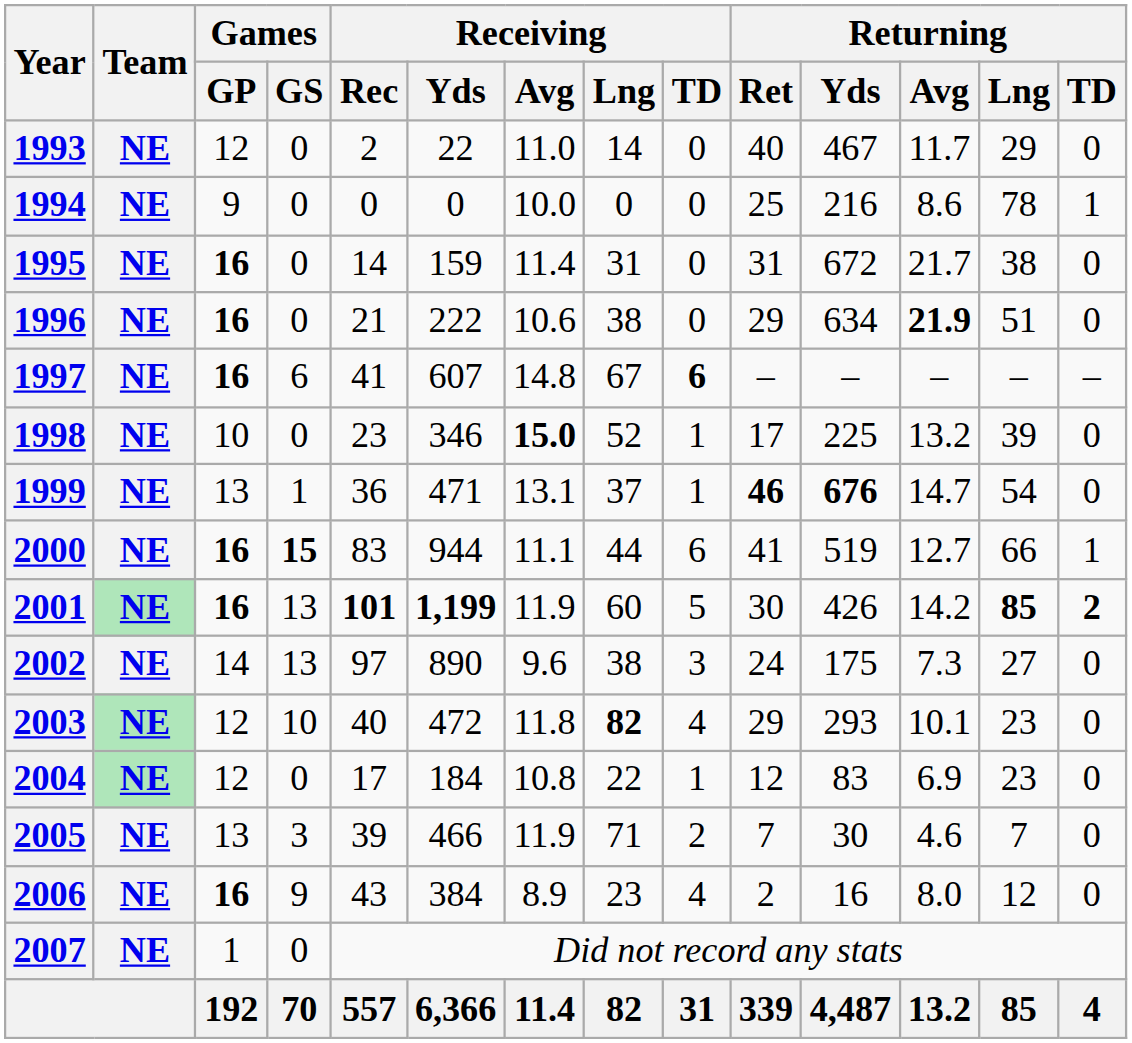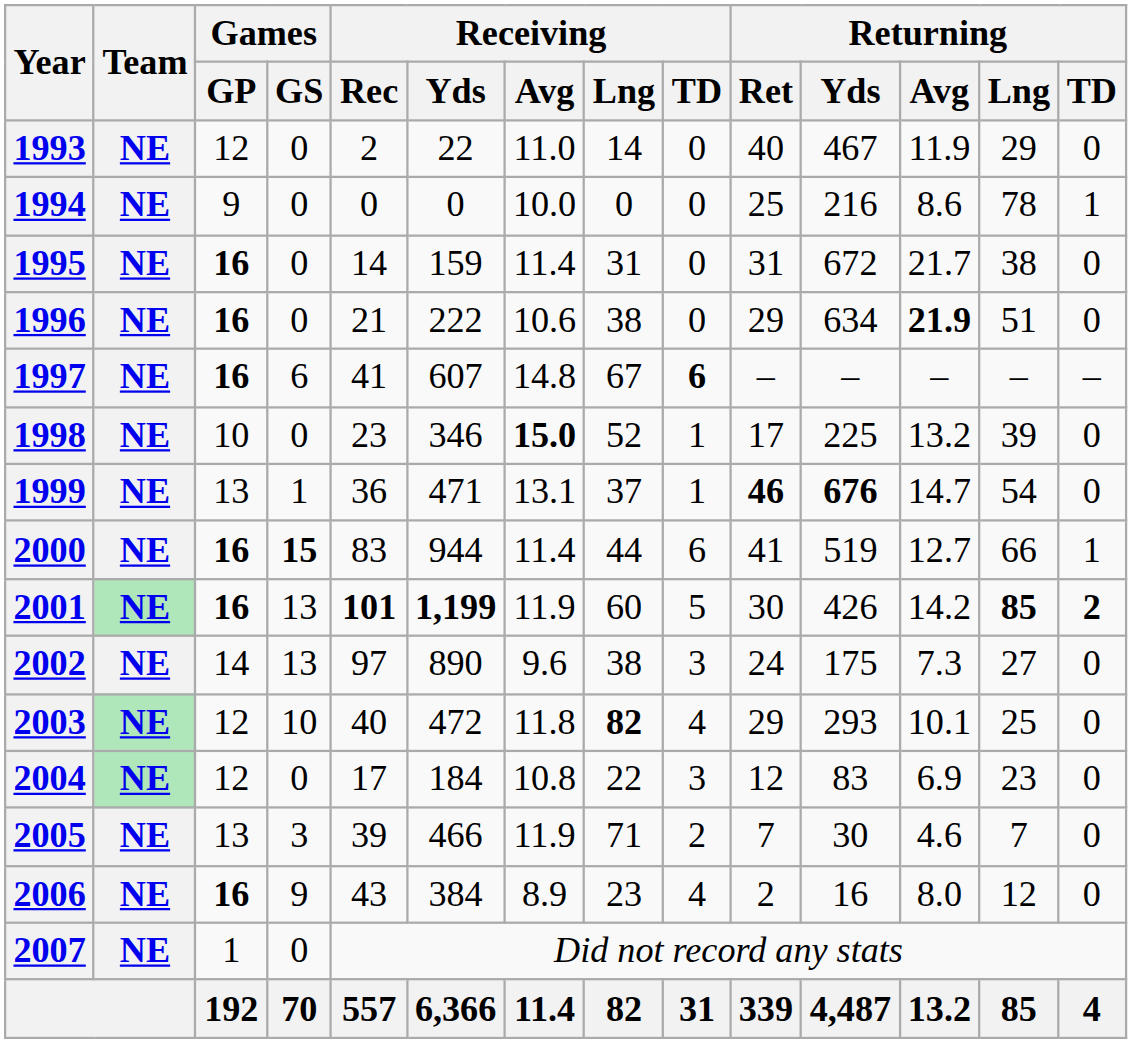(939, 147) 11.7 -> (939, 147) 11.9
(545, 549) 11.1 -> (545, 549) 11.4
(1019, 721) 23 -> (1019, 721) 25
(697, 778) 1 -> (697, 778) 3
